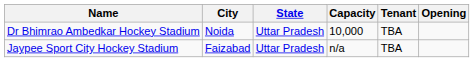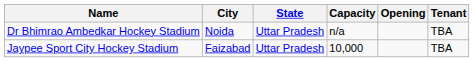columns swapped: (398, 14) <-> (444, 14)
(346, 31) 10,000 -> (337, 31) n/a
(337, 49) n/a -> (346, 49) 10,000
